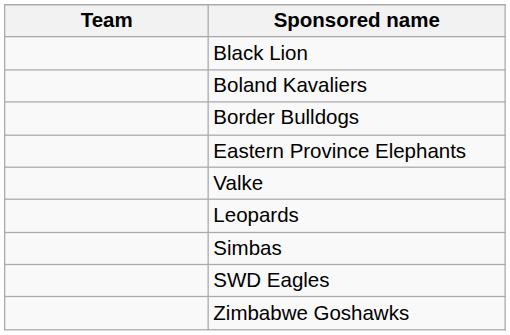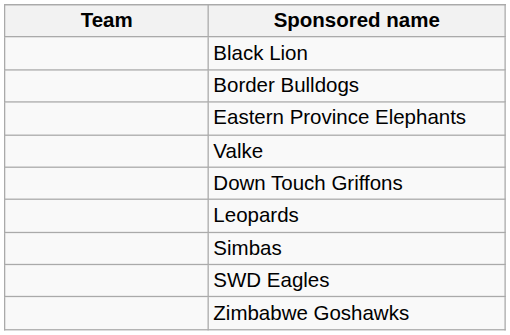- row: (290, 85)
+ row: (308, 183)
